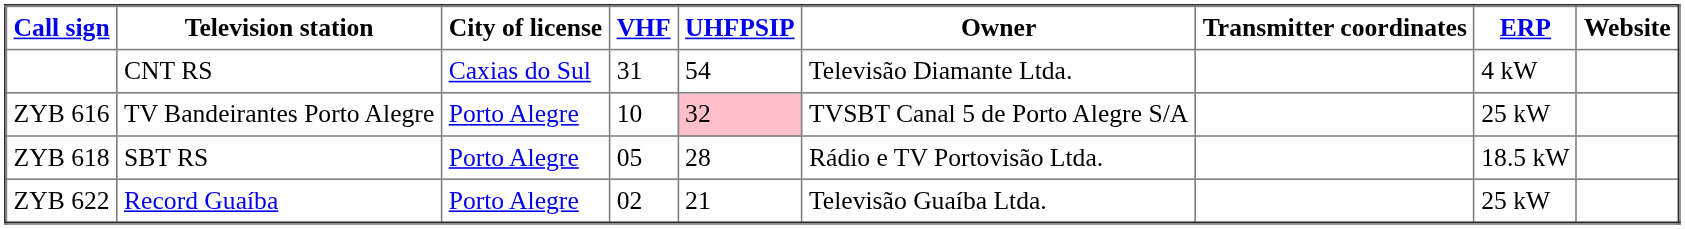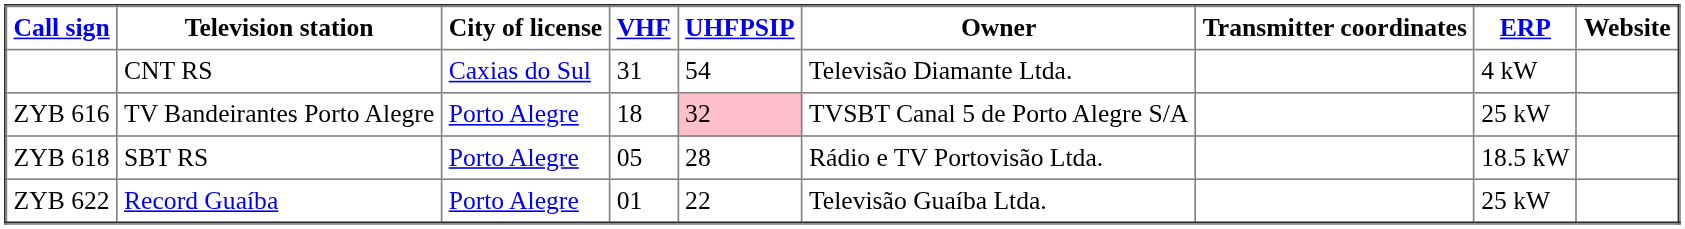(629, 114) 10 -> (629, 114) 18
(629, 200) 02 -> (629, 200) 01
(698, 200) 21 -> (698, 200) 22
